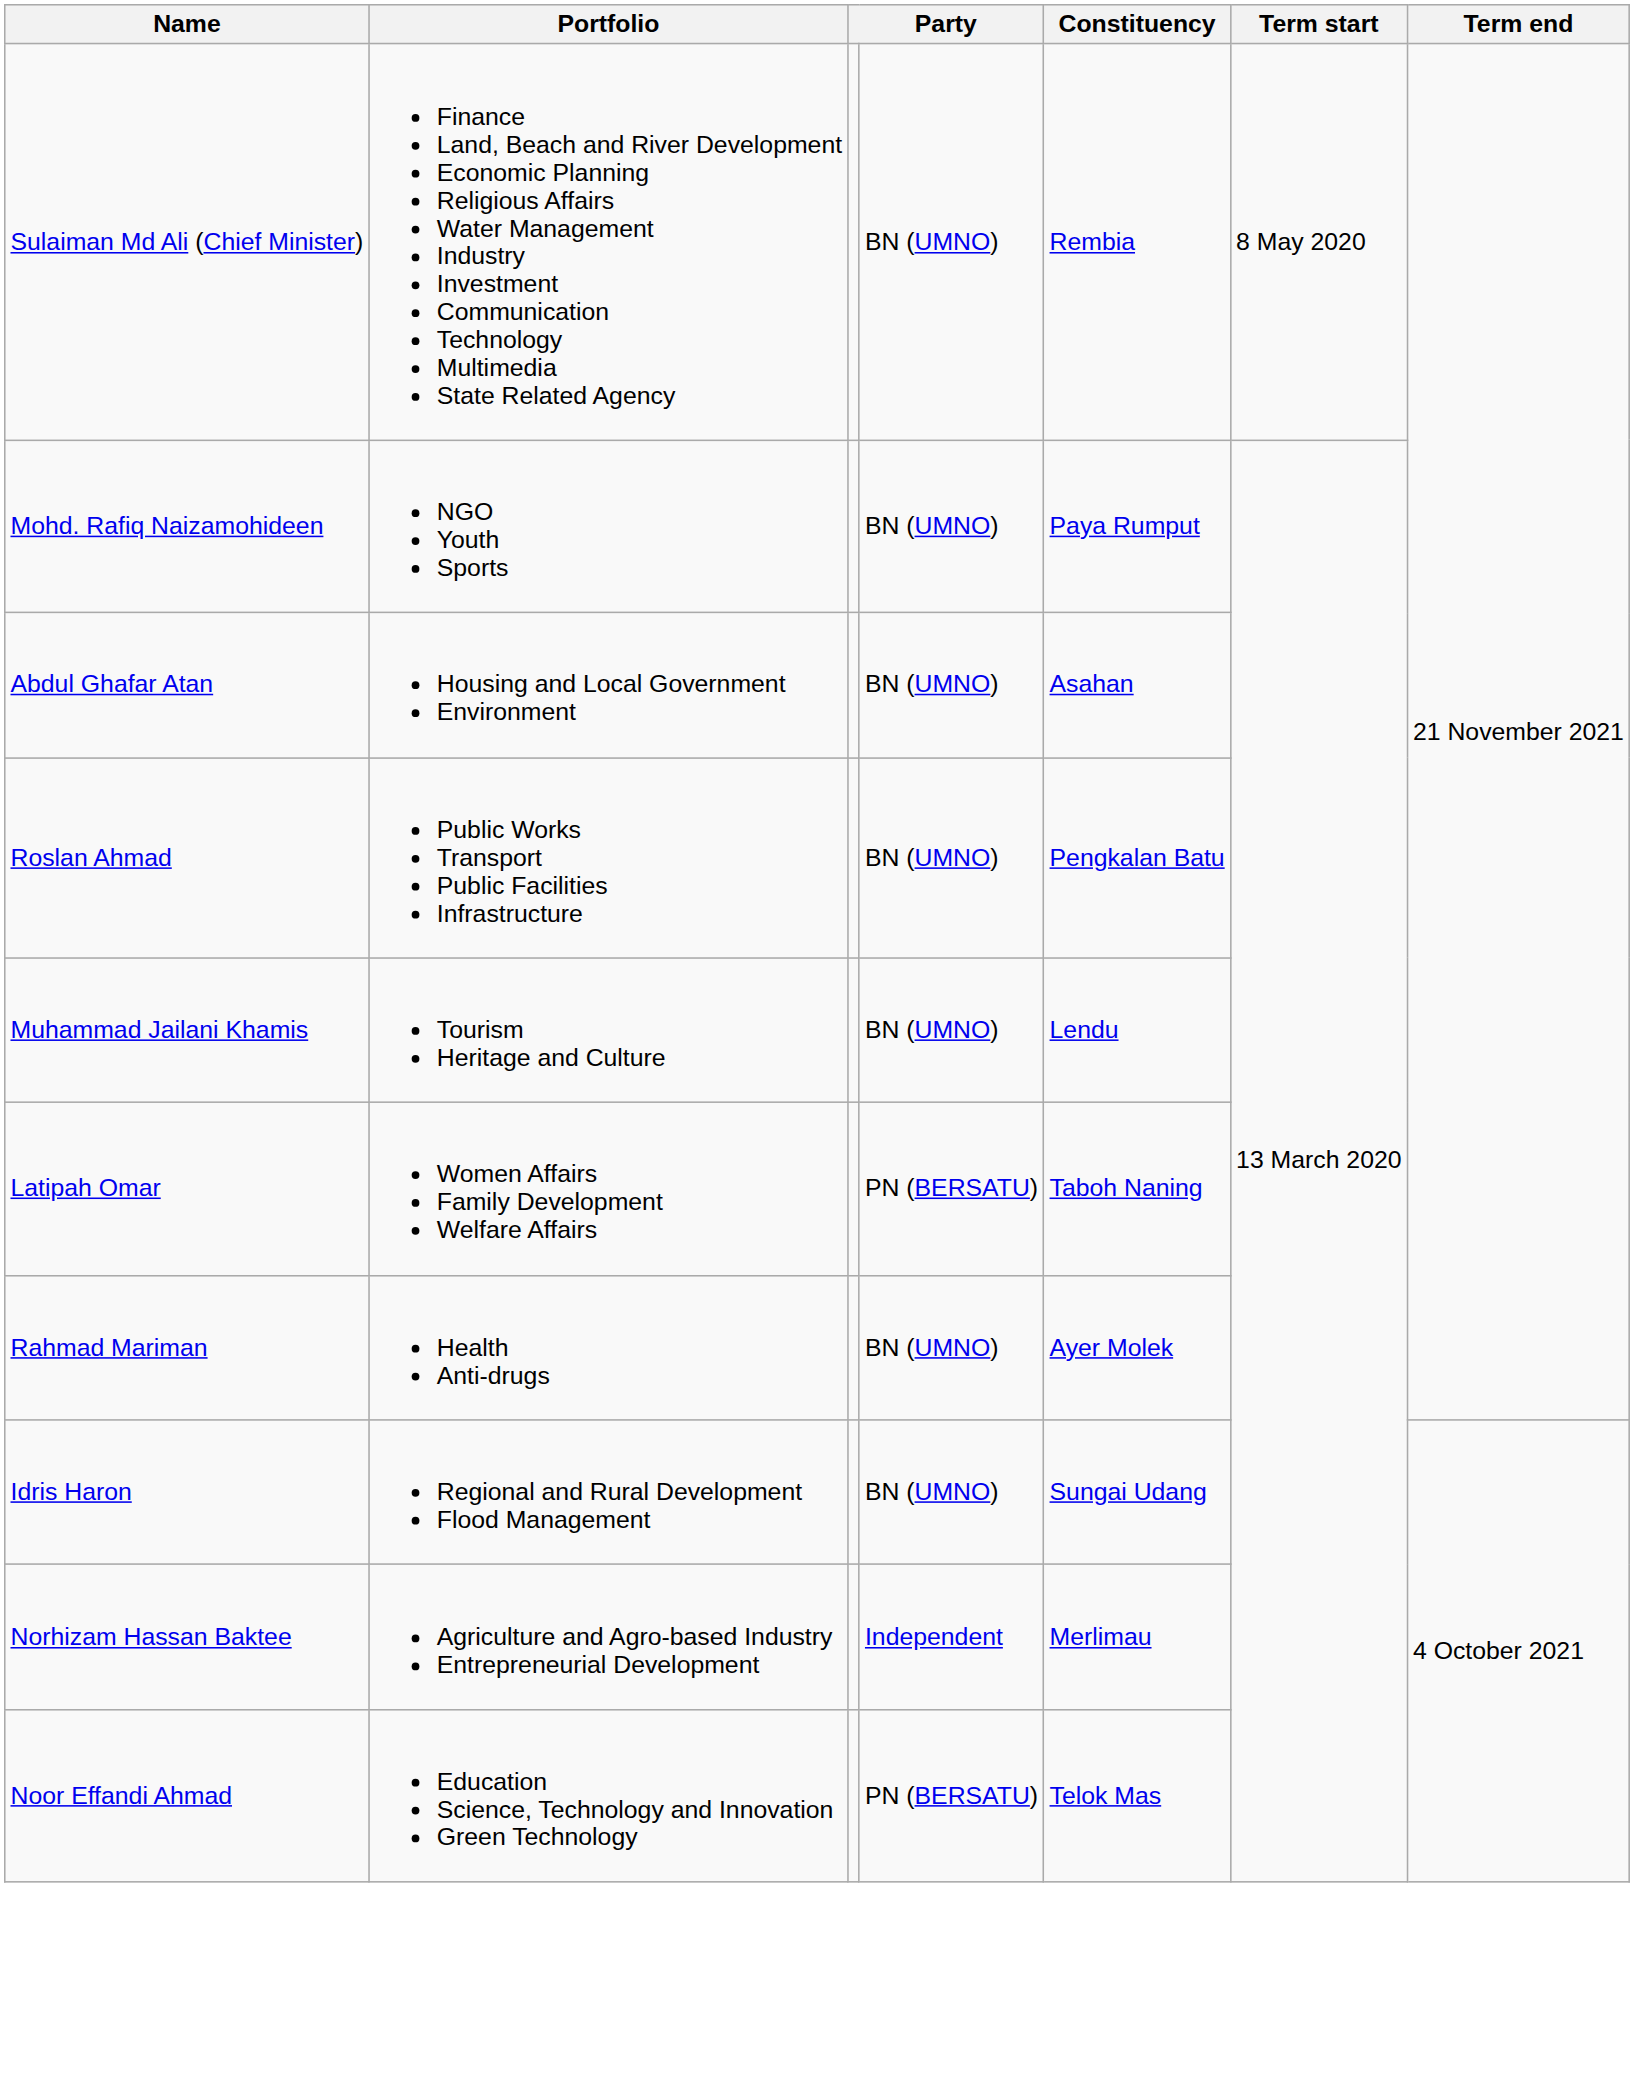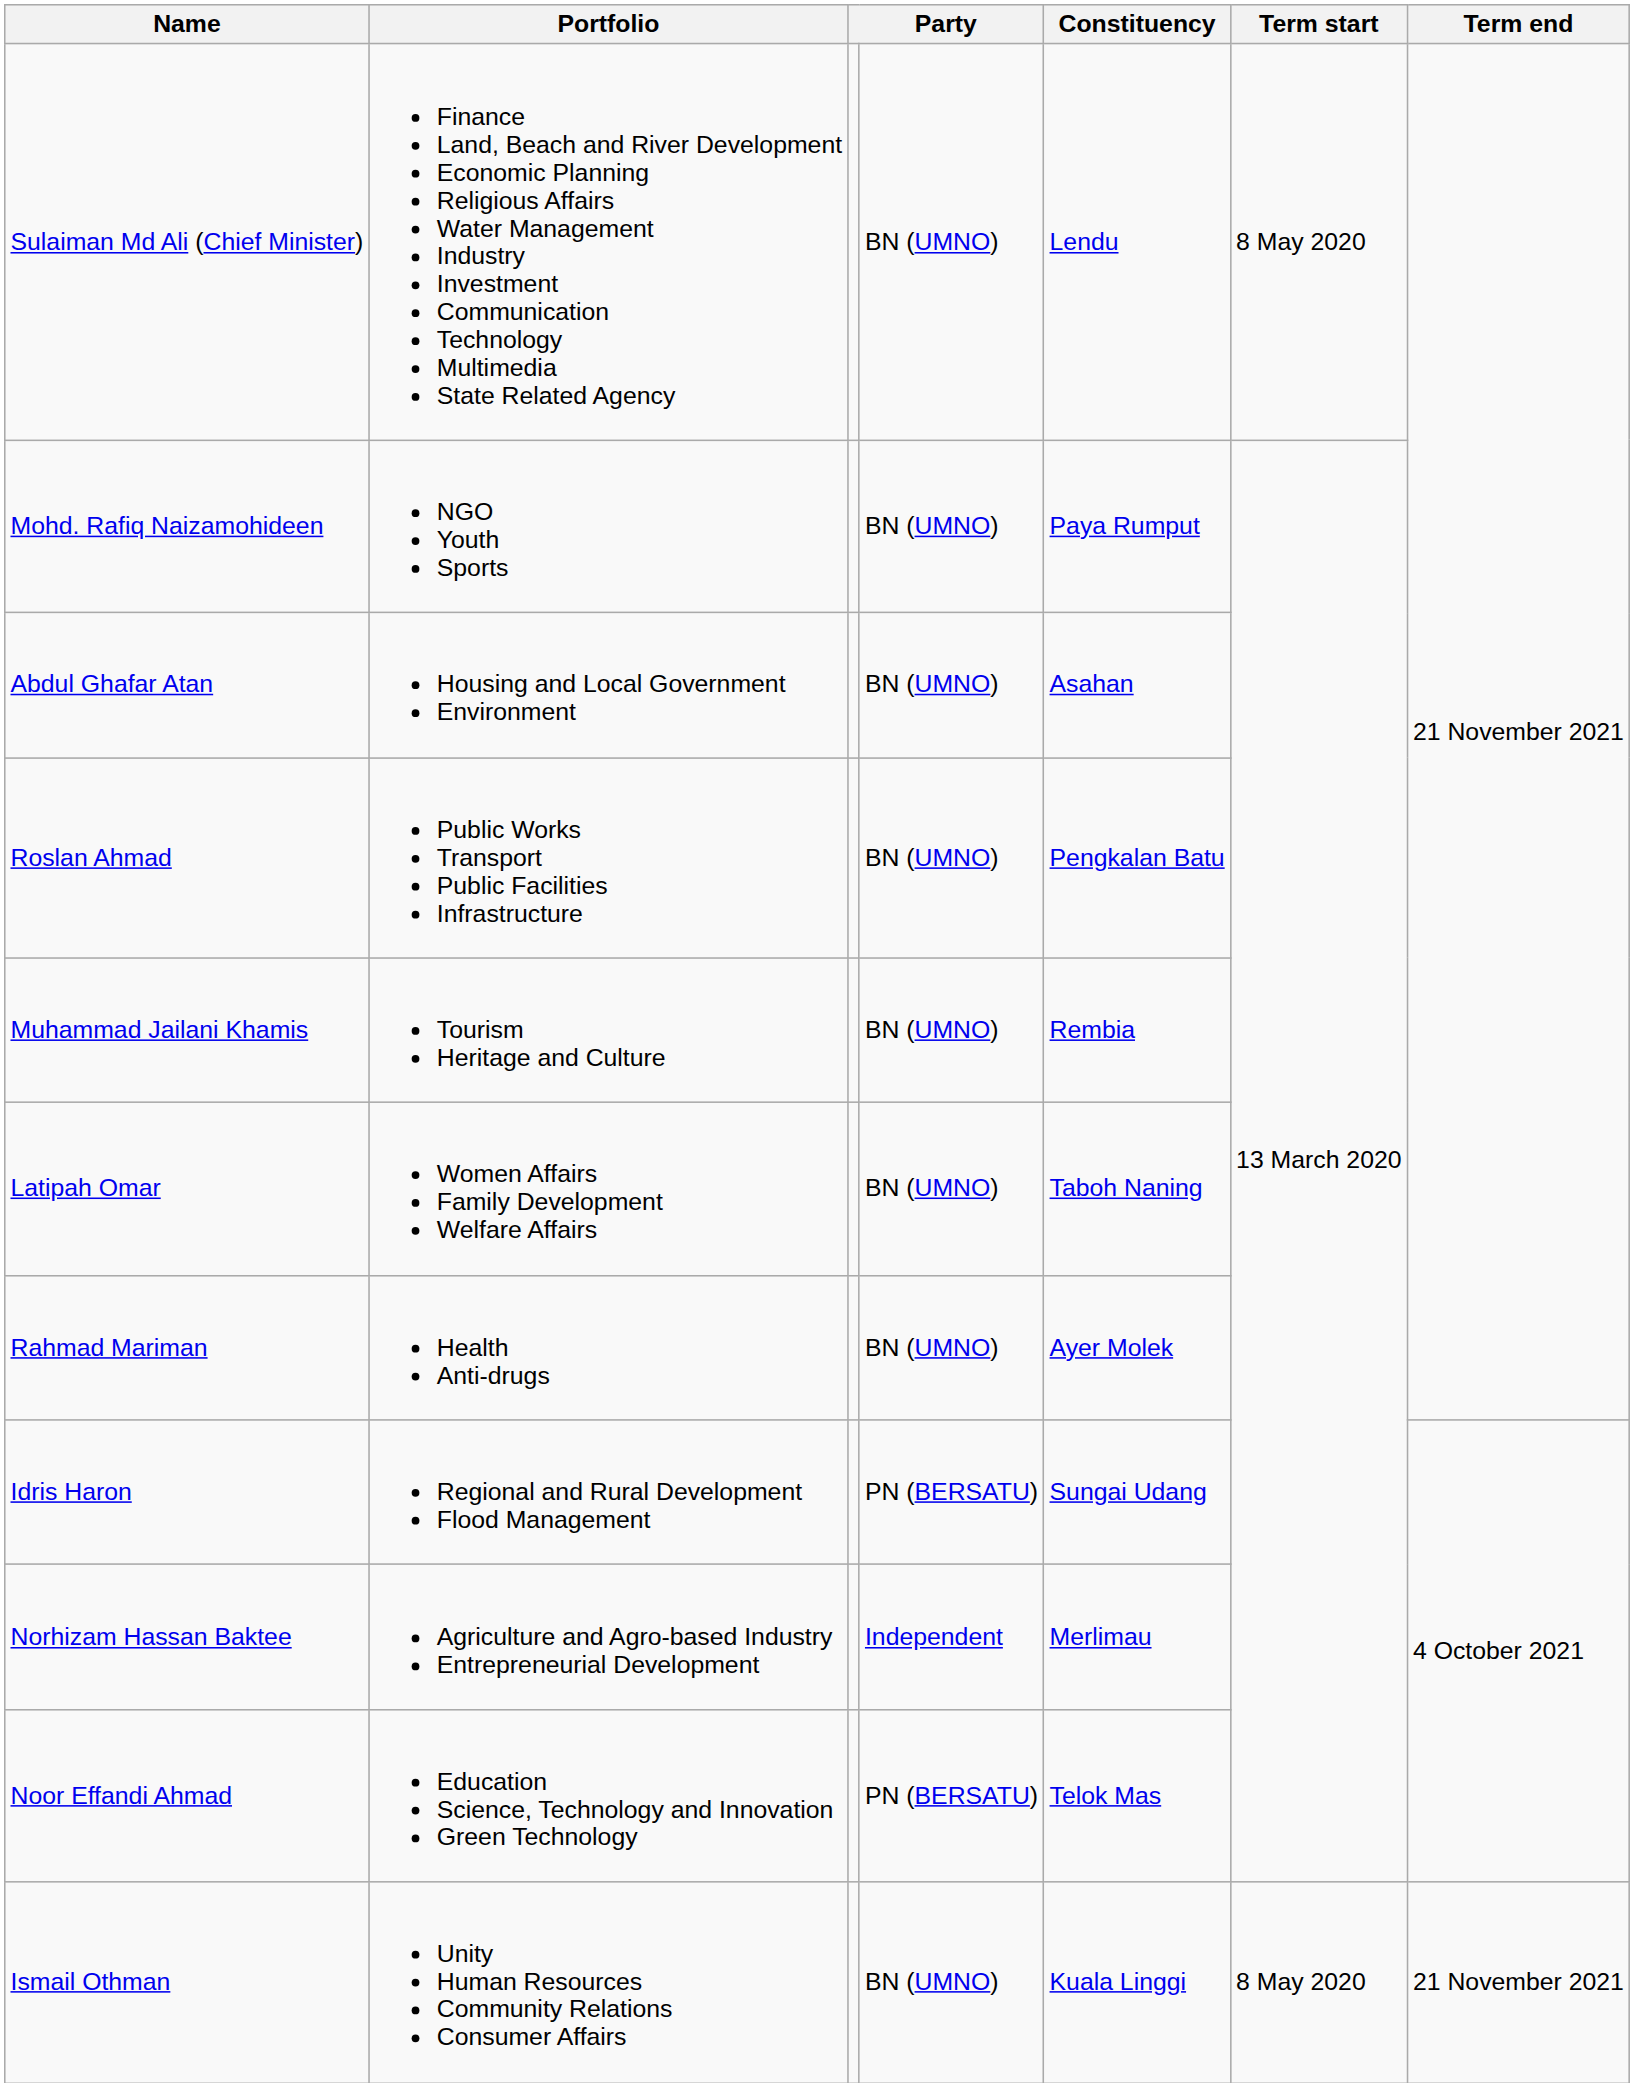(1092, 241) Rembia -> (1084, 241) Lendu
(1084, 1029) Lendu -> (1092, 1029) Rembia
(952, 1188) PN (BERSATU) -> (932, 1188) BN (UMNO)
(932, 1492) BN (UMNO) -> (952, 1492) PN (BERSATU)
+ row: (90, 1982)
